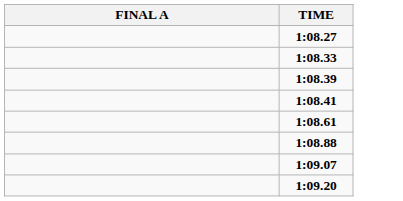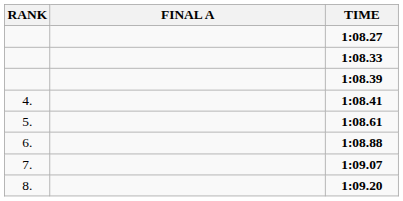+ column: (27, 15)
